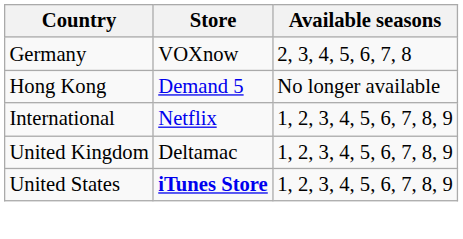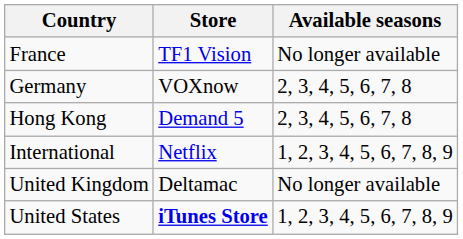+ row: (37, 53)
(359, 86) No longer available -> (344, 119) 2, 3, 4, 5, 6, 7, 8
(365, 151) 1, 2, 3, 4, 5, 6, 7, 8, 9 -> (359, 184) No longer available
